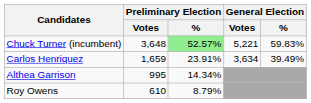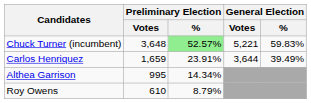(246, 59) 3,634 -> (246, 59) 3,644
